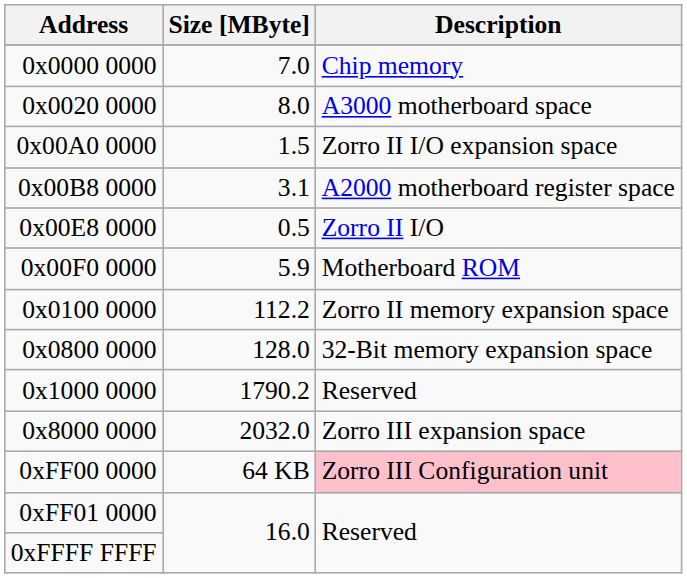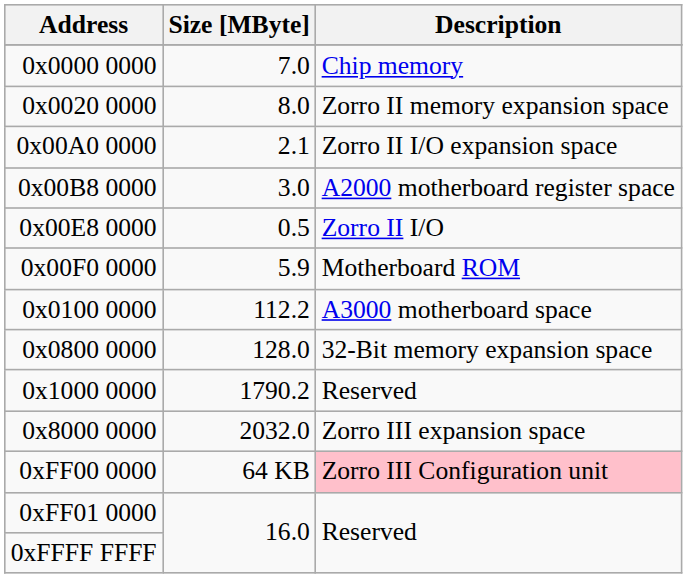(457, 106) A3000 motherboard space -> (495, 106) Zorro II memory expansion space
(294, 146) 1.5 -> (294, 146) 2.1
(294, 187) 3.1 -> (294, 187) 3.0
(495, 308) Zorro II memory expansion space -> (457, 308) A3000 motherboard space
